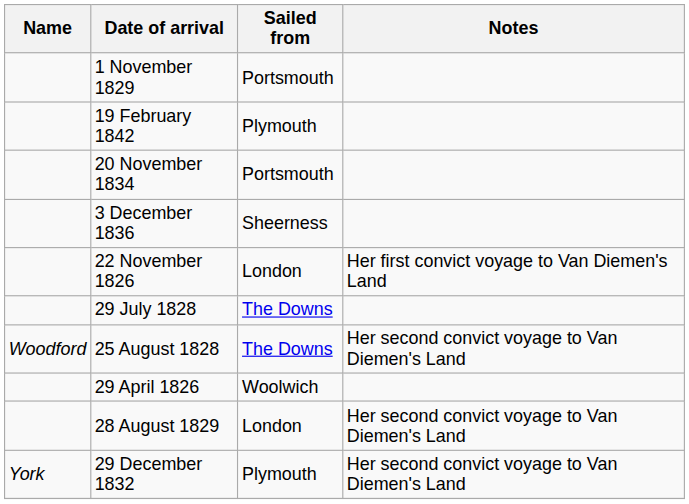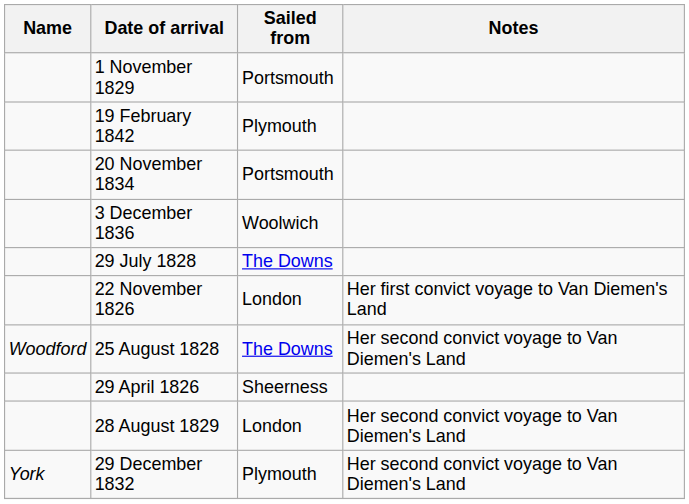(285, 223) Sheerness -> (280, 223) Woolwich
rows swapped: (145, 310) <-> (148, 271)
(280, 387) Woolwich -> (285, 387) Sheerness
